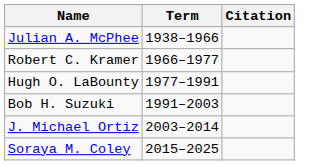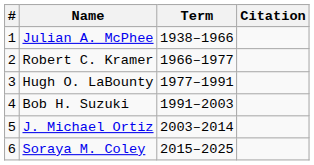+ column: (12, 16)
